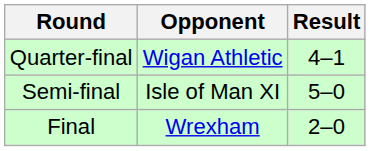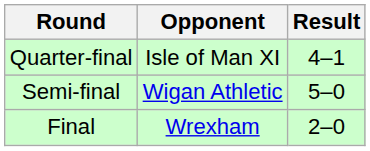(213, 57) Wigan Athletic -> (213, 57) Isle of Man XI
(213, 92) Isle of Man XI -> (213, 92) Wigan Athletic
